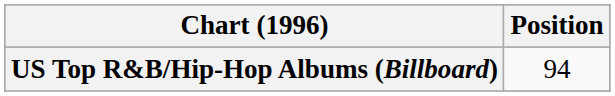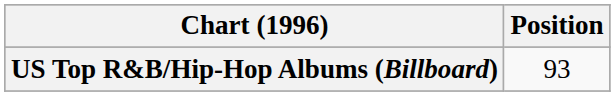(557, 68) 94 -> (557, 68) 93
